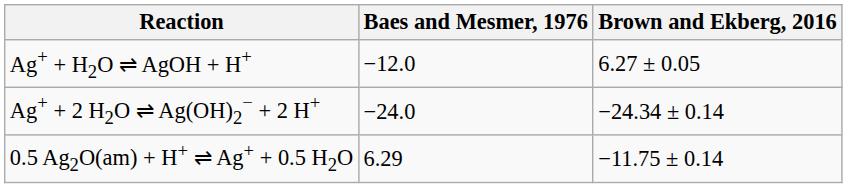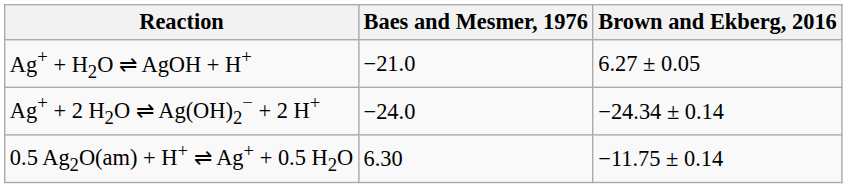(389, 63) −12.0 -> (389, 63) −21.0
(383, 158) 6.29 -> (383, 158) 6.30
